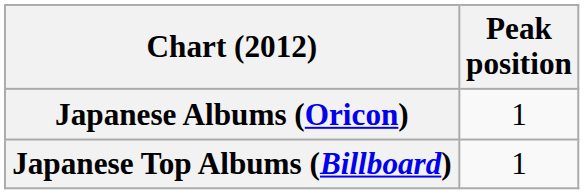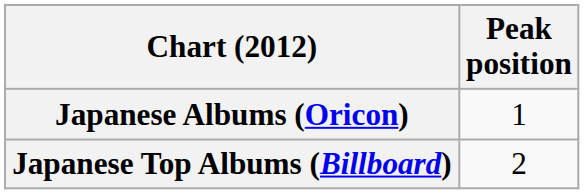(519, 163) 1 -> (519, 163) 2
